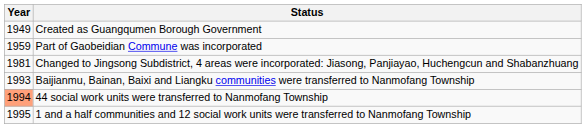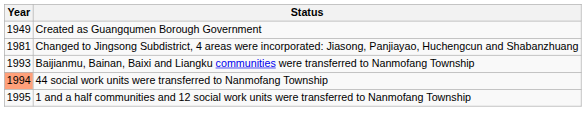- row: (149, 47)
